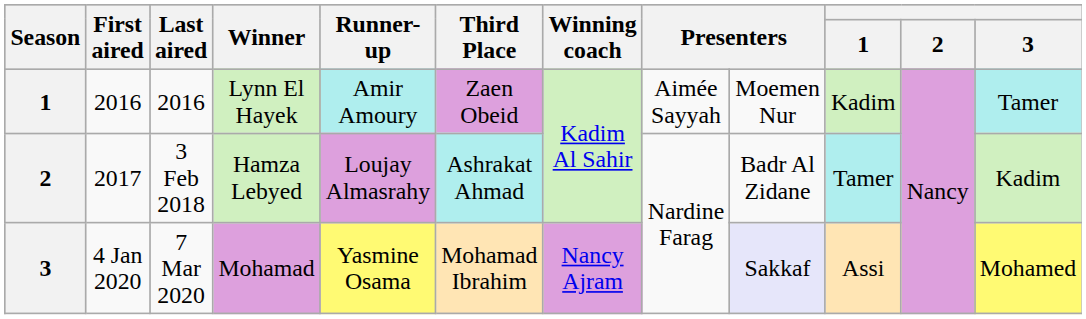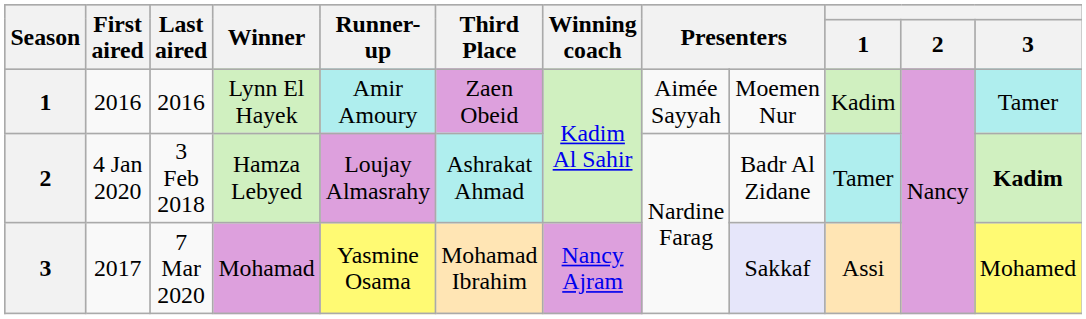(118, 178) 2017 -> (118, 178) 4 Jan 2020
(1028, 178) normal -> (1028, 178) bold
(118, 269) 4 Jan 2020 -> (118, 269) 2017
